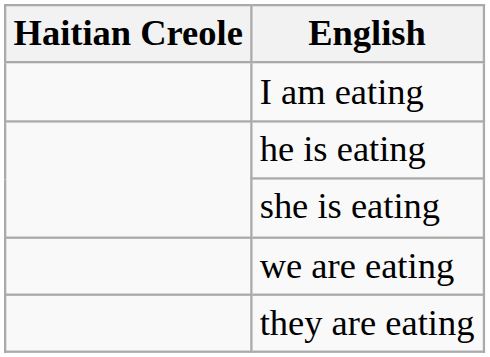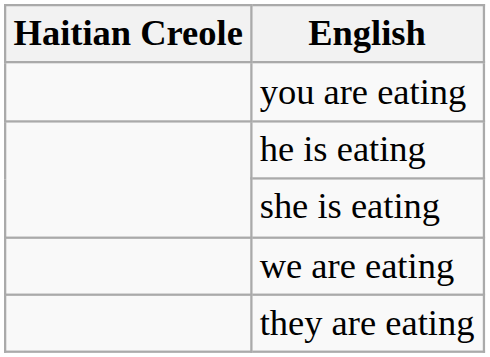- row: (342, 91)
+ row: (363, 91)
